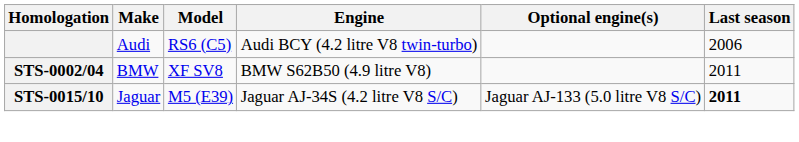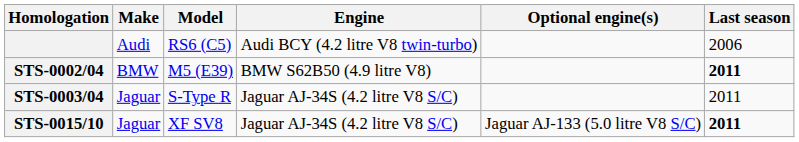(195, 70) XF SV8 -> (200, 70) M5 (E39)
(725, 70) normal -> (725, 70) bold
+ row: (59, 96)
(200, 96) M5 (E39) -> (195, 123) XF SV8
